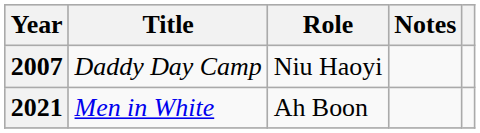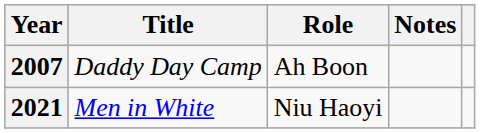(328, 66) Niu Haoyi -> (321, 66) Ah Boon
(321, 107) Ah Boon -> (328, 107) Niu Haoyi
